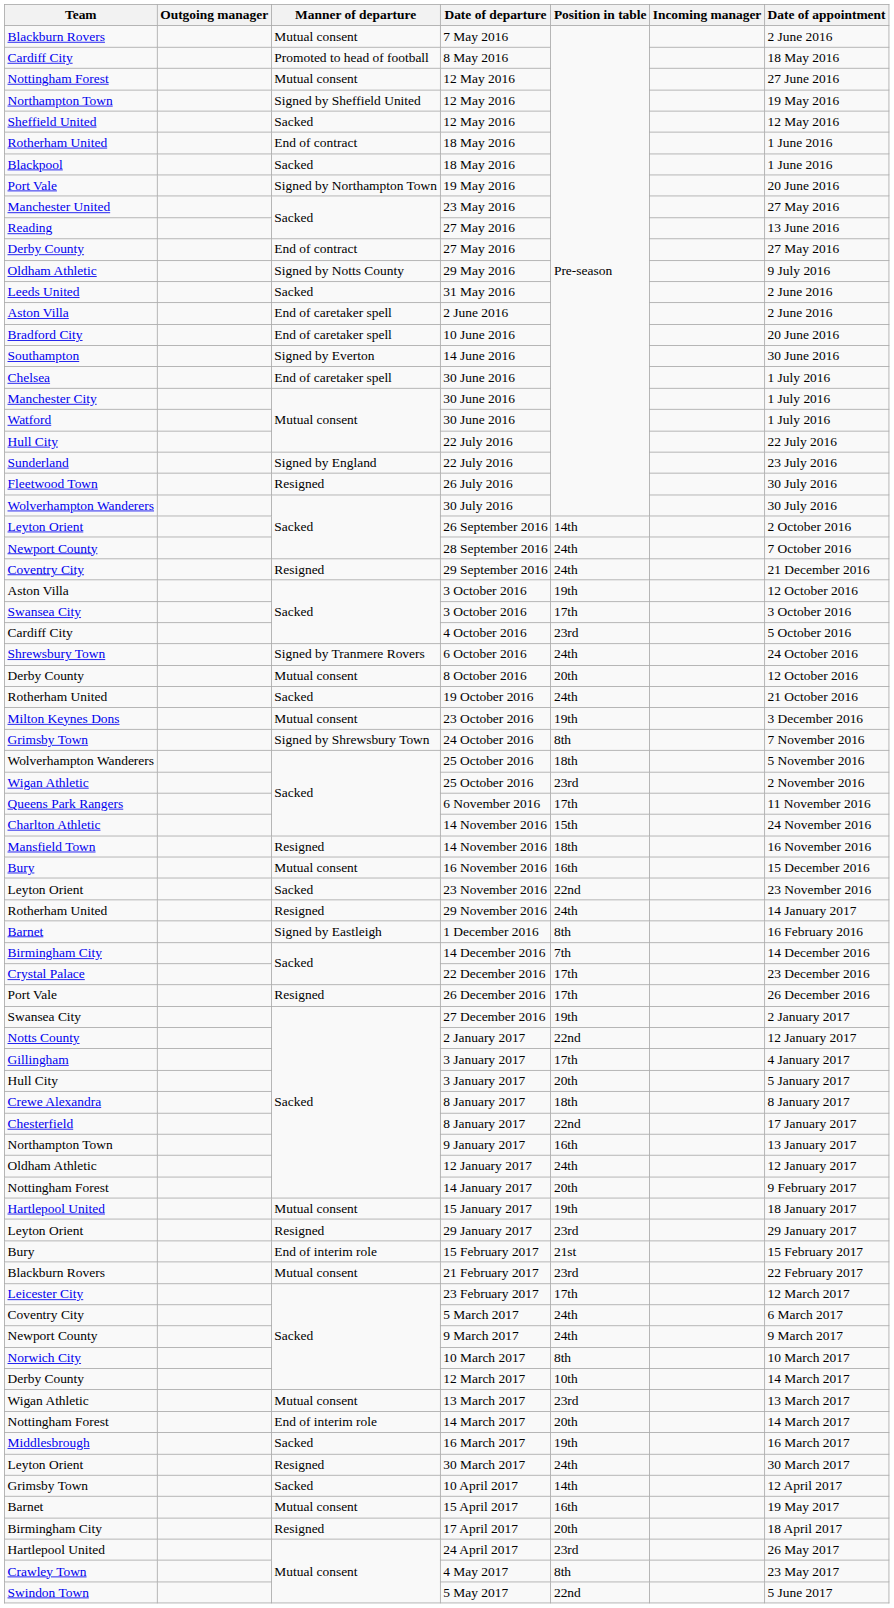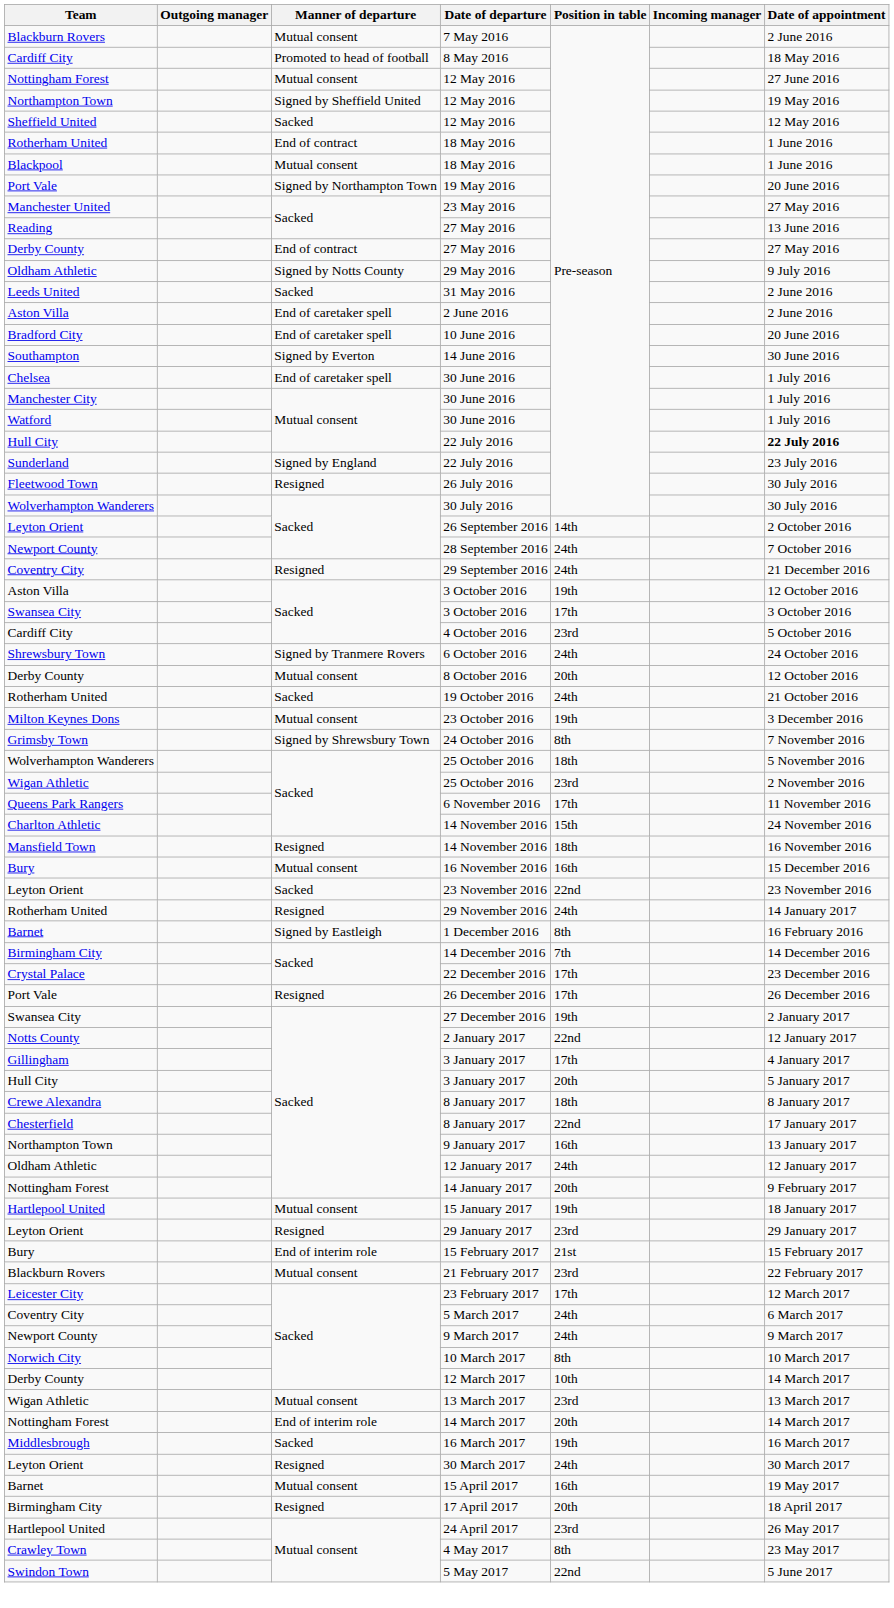(294, 164) Sacked -> (316, 164) Mutual consent
(802, 441) normal -> (803, 441) bold
- row: (48, 1485)
